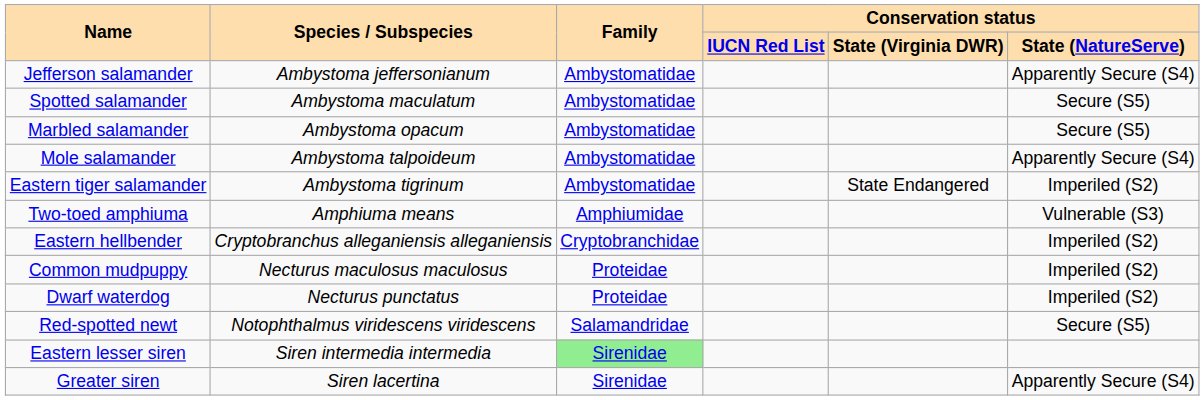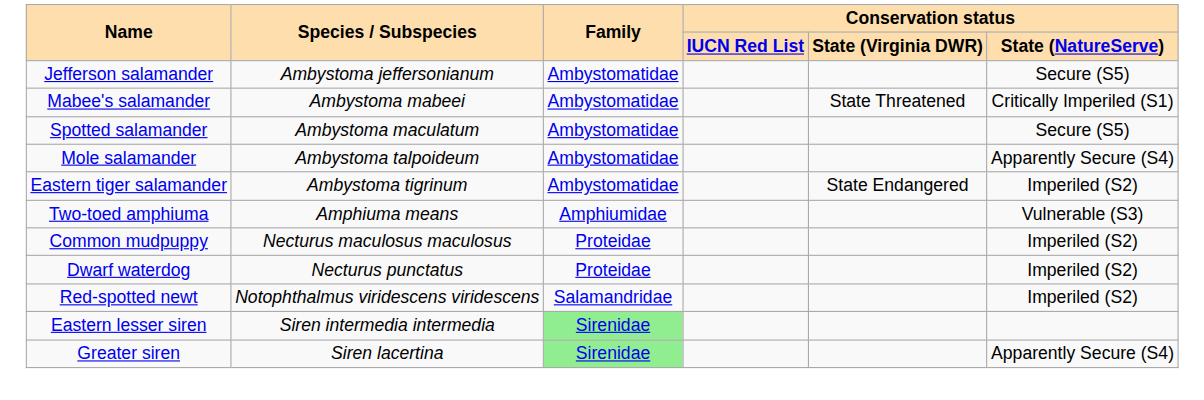(1103, 74) Apparently Secure (S4) -> (1083, 74) Secure (S5)
+ row: (129, 102)
- row: (108, 130)
- row: (108, 241)
(1103, 325) Secure (S5) -> (1083, 297) Imperiled (S2)
(630, 381) no background -> (613, 353) lightgreen background
